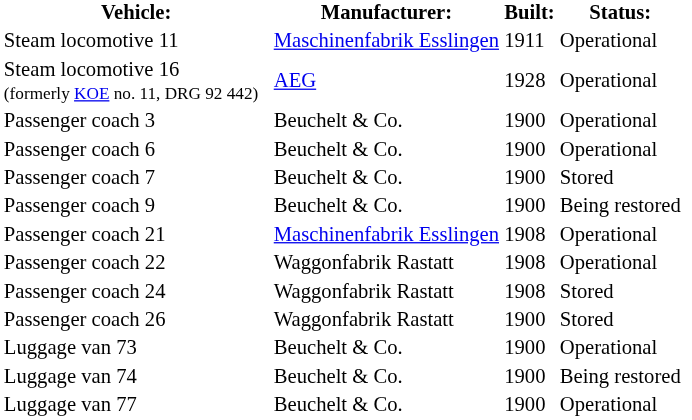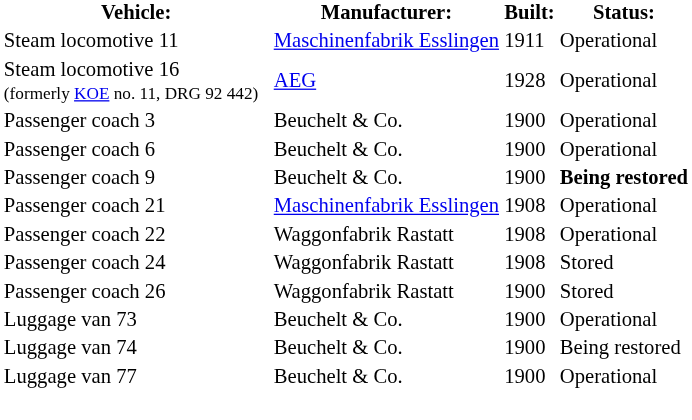- row: (80, 177)
(620, 205) normal -> (624, 177) bold
